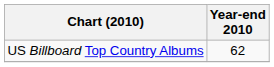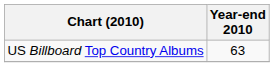(238, 51) 62 -> (238, 51) 63
